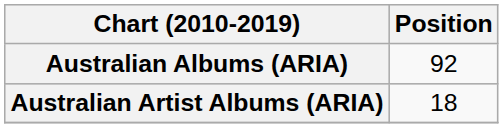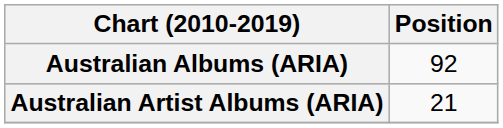(444, 102) 18 -> (444, 102) 21
